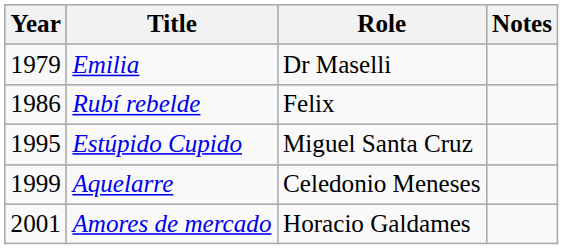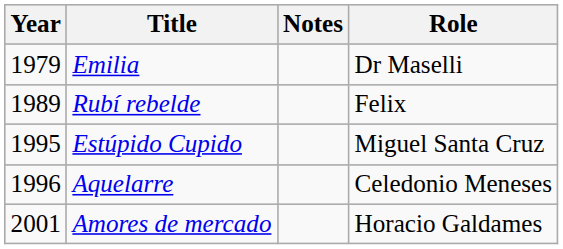columns swapped: (382, 24) <-> (522, 24)
(36, 104) 1986 -> (36, 104) 1989
(36, 183) 1999 -> (36, 183) 1996
